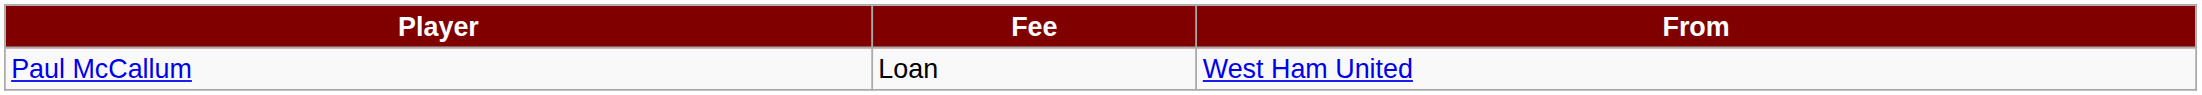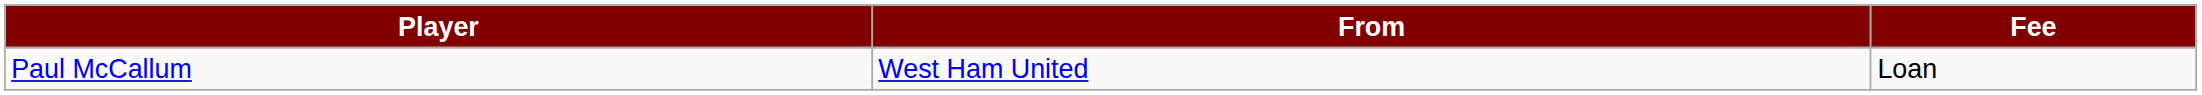columns swapped: (1696, 26) <-> (1034, 26)
